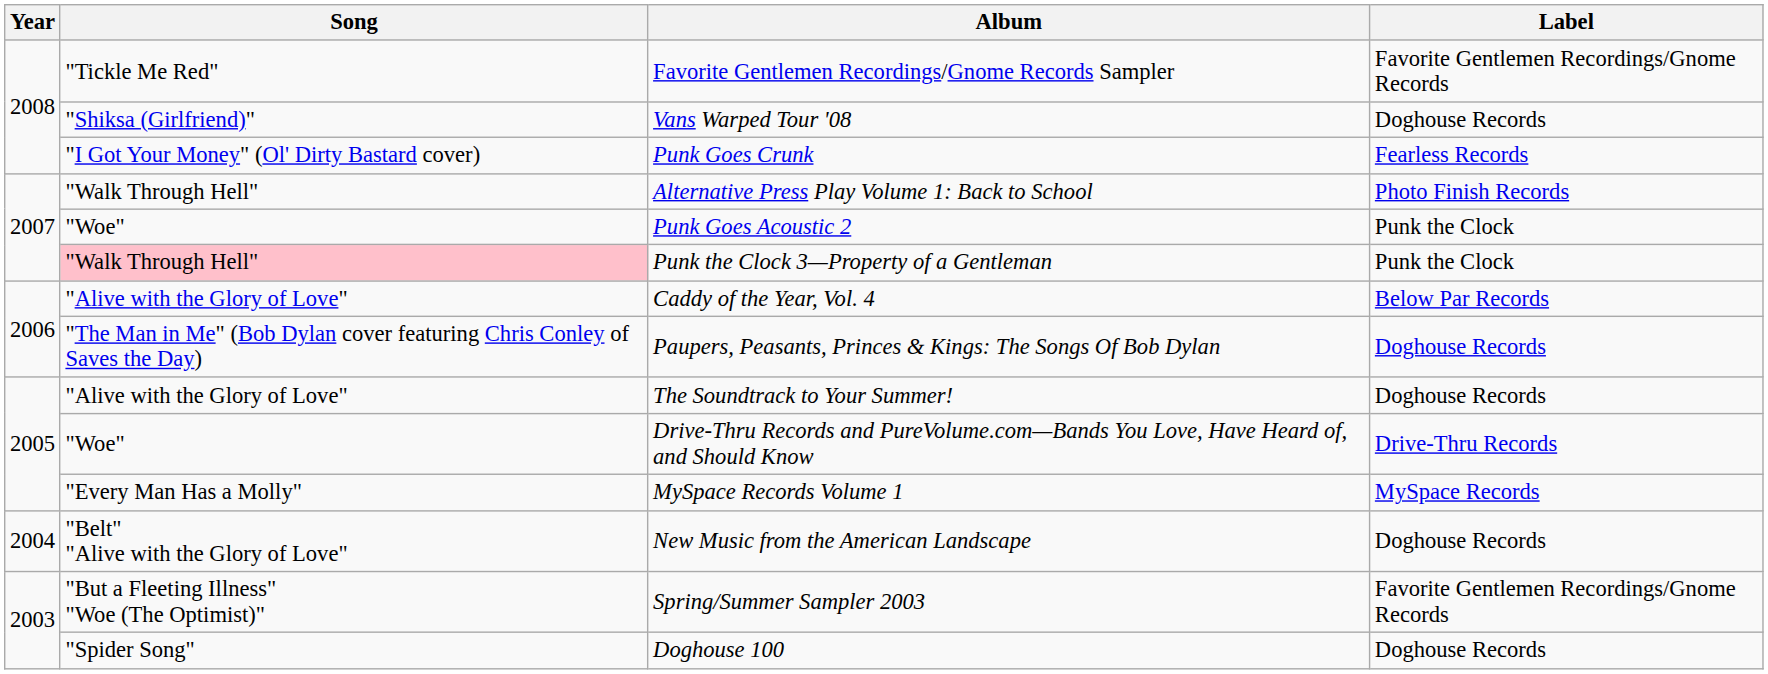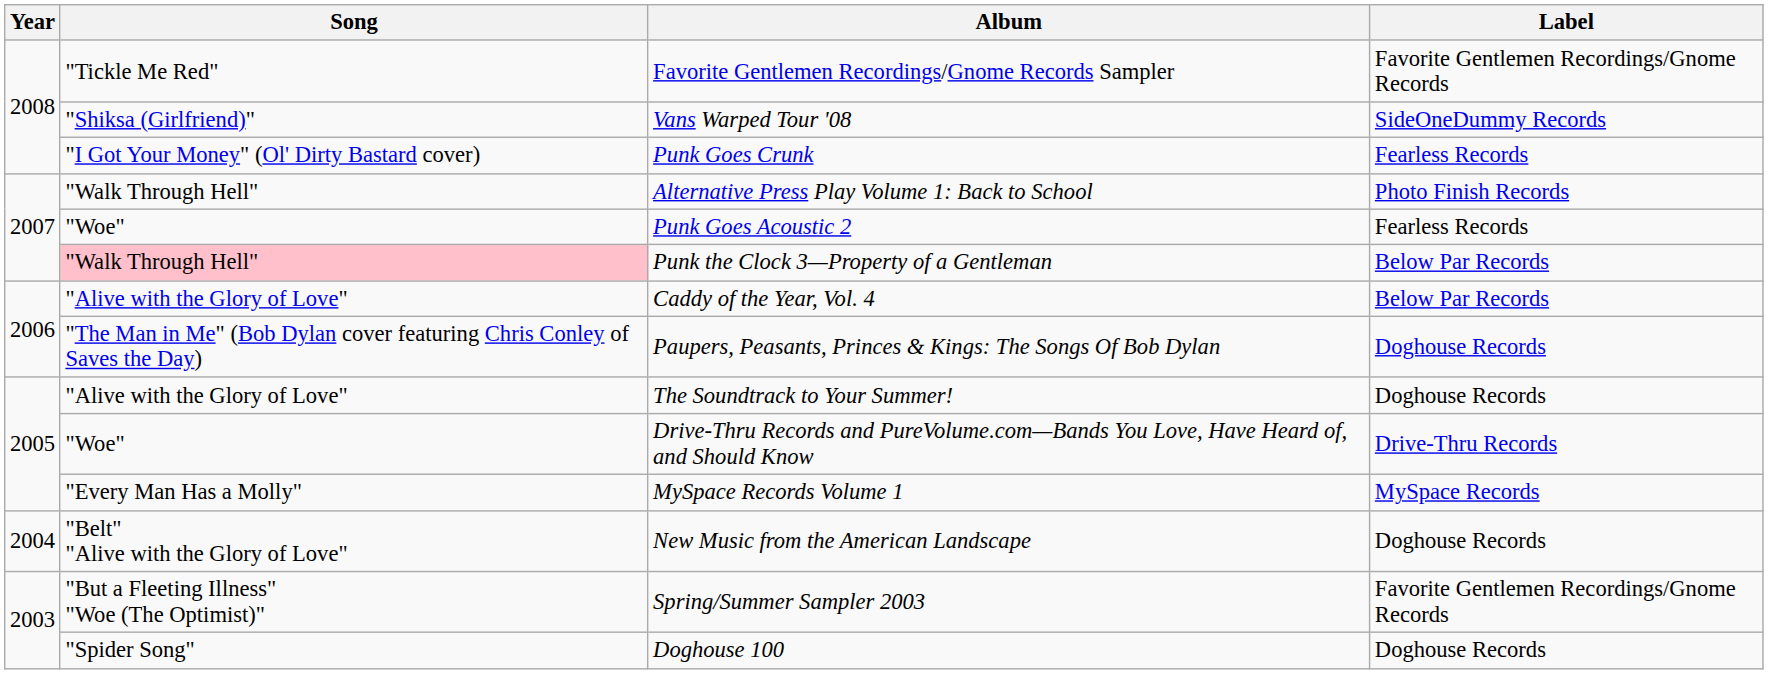(1460, 119) Doghouse Records -> (1490, 119) SideOneDummy Records
(1444, 226) Punk the Clock -> (1452, 226) Fearless Records
(1444, 262) Punk the Clock -> (1462, 262) Below Par Records
